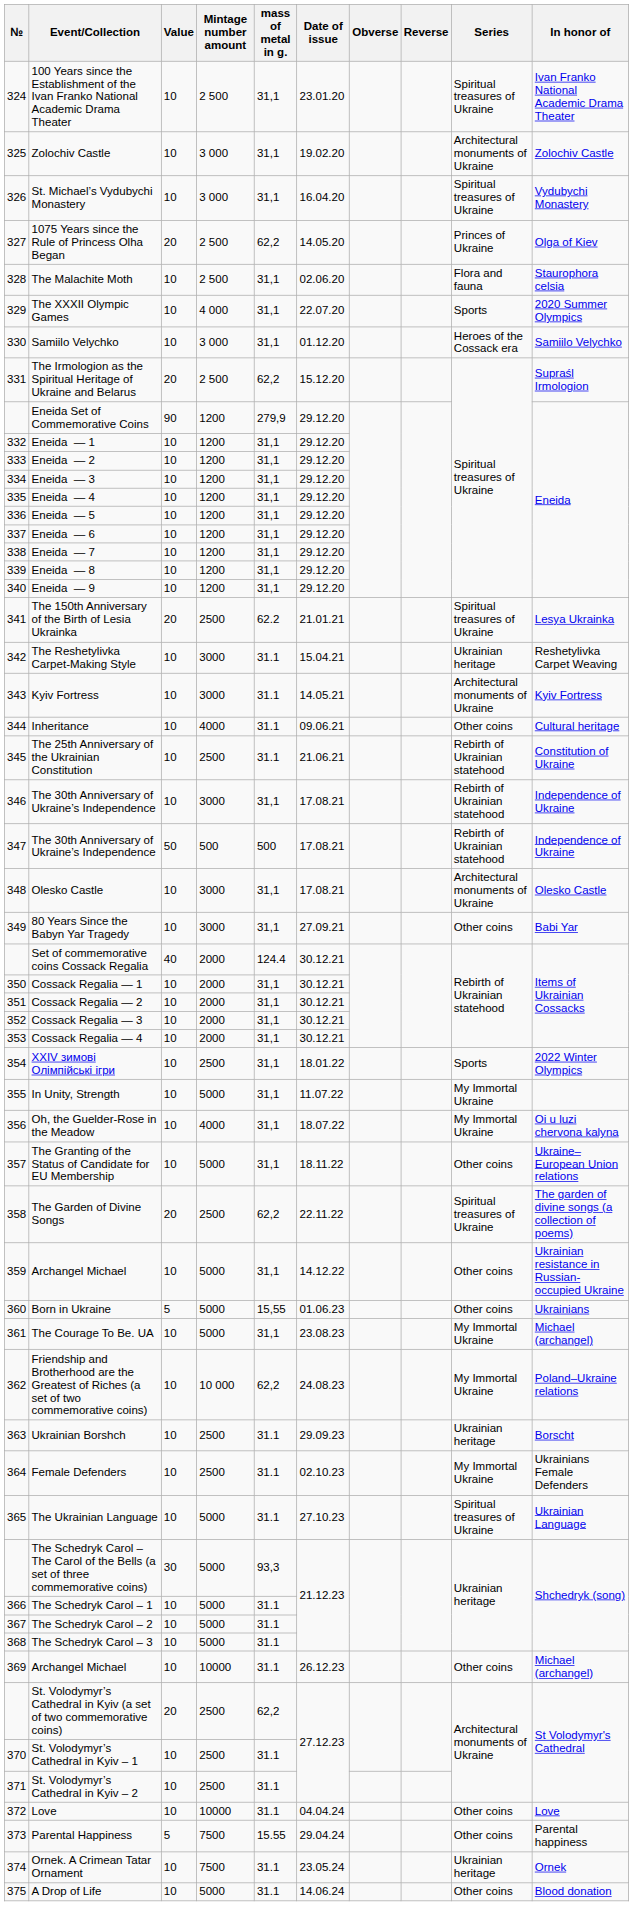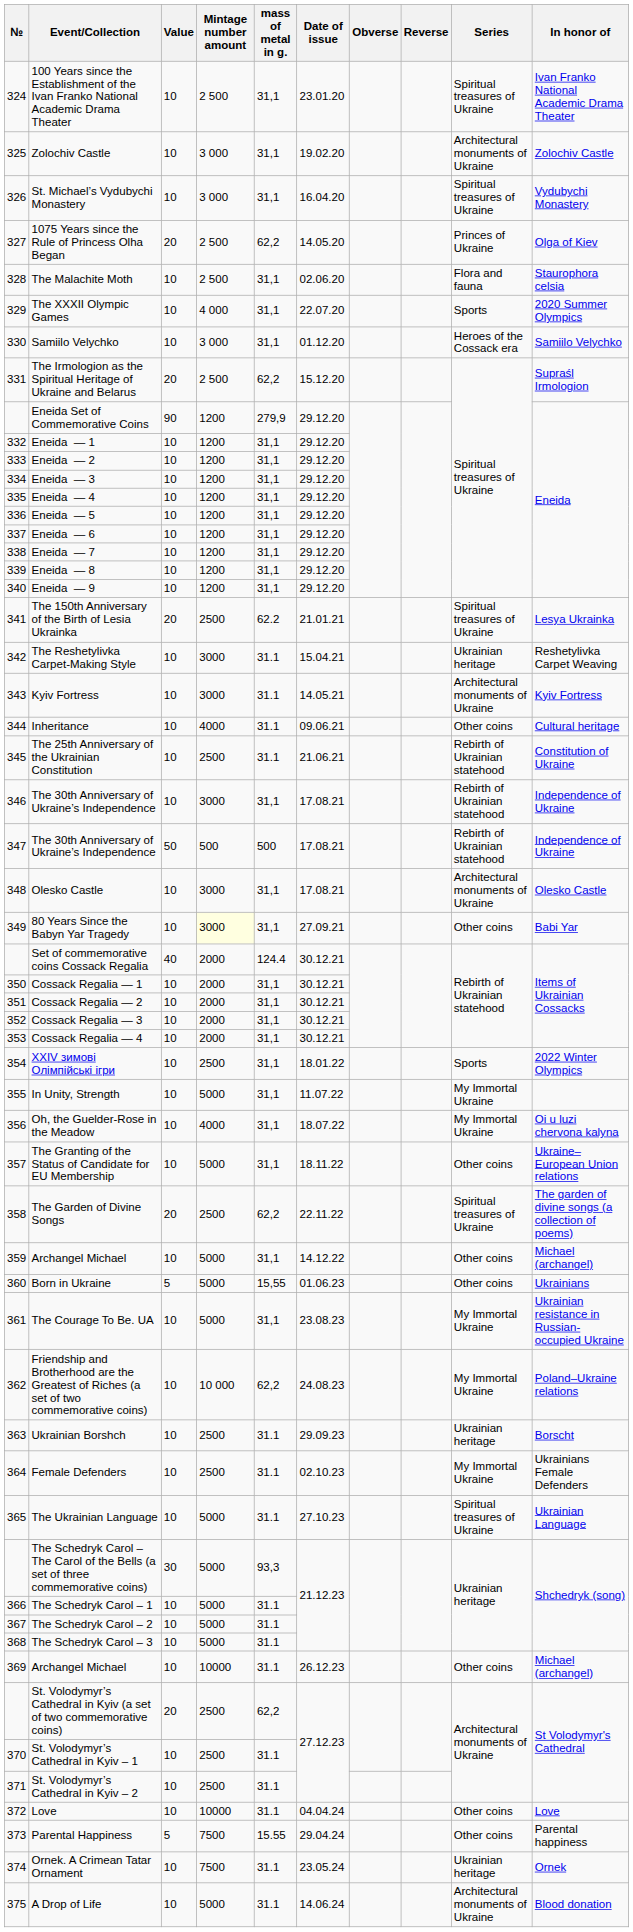(212, 928) no background -> (212, 928) lightyellow background
(579, 1271) Ukrainian resistance in Russian-occupied Ukraine -> (564, 1258) Michael (archangel)
(564, 1334) Michael (archangel) -> (579, 1321) Ukrainian resistance in Russian-occupied Ukraine
(483, 1892) Other coins -> (490, 1905) Architectural monuments of Ukraine
